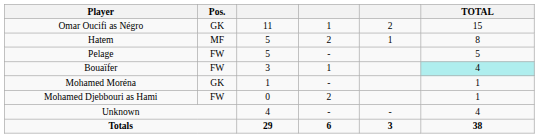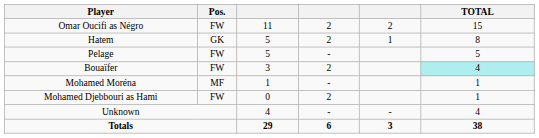(217, 25) GK -> (217, 25) FW
(329, 25) 1 -> (329, 25) 2
(217, 39) MF -> (217, 39) GK
(329, 68) 1 -> (329, 68) 2
(217, 82) GK -> (217, 82) MF
